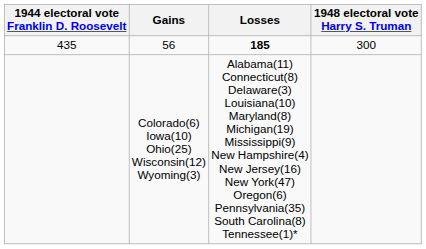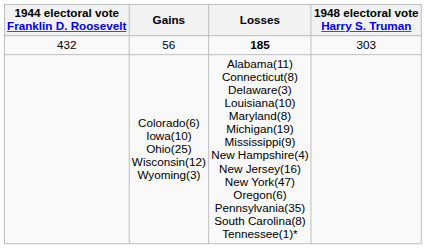(67, 45) 435 -> (67, 45) 432
(366, 45) 300 -> (366, 45) 303
